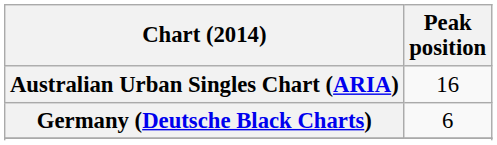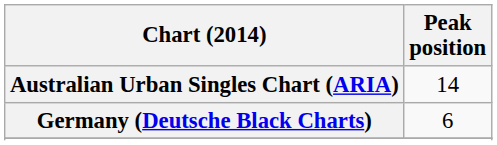(448, 84) 16 -> (448, 84) 14
